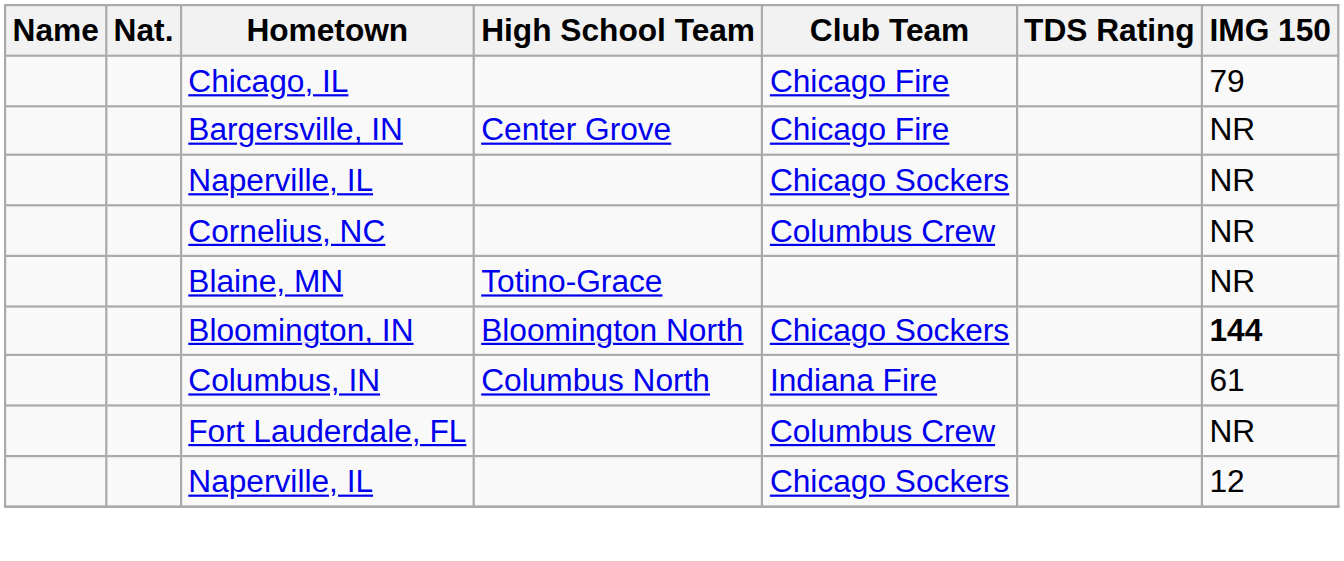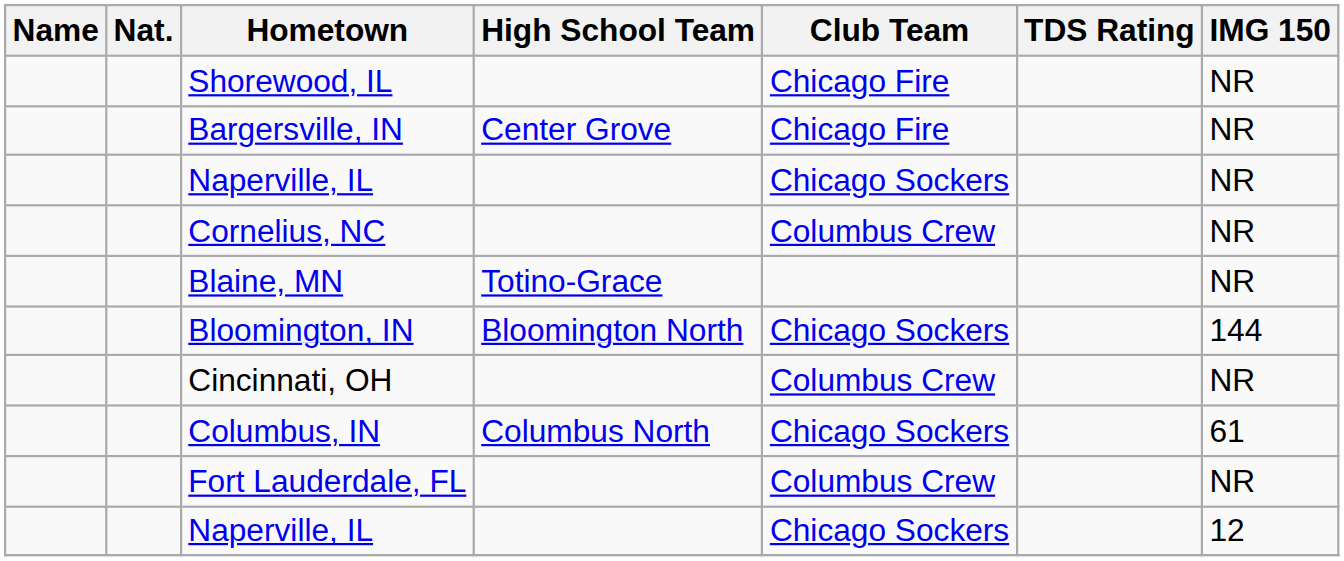+ row: (290, 81)
- row: (268, 81)
(1236, 331) bold -> (1236, 331) normal
+ row: (290, 381)
(853, 381) Indiana Fire -> (890, 431) Chicago Sockers
